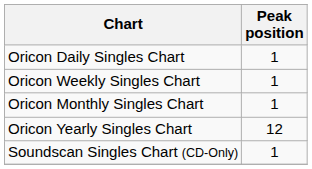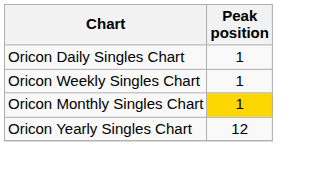(274, 104) no background -> (240, 104) gold background
- row: (123, 152)
